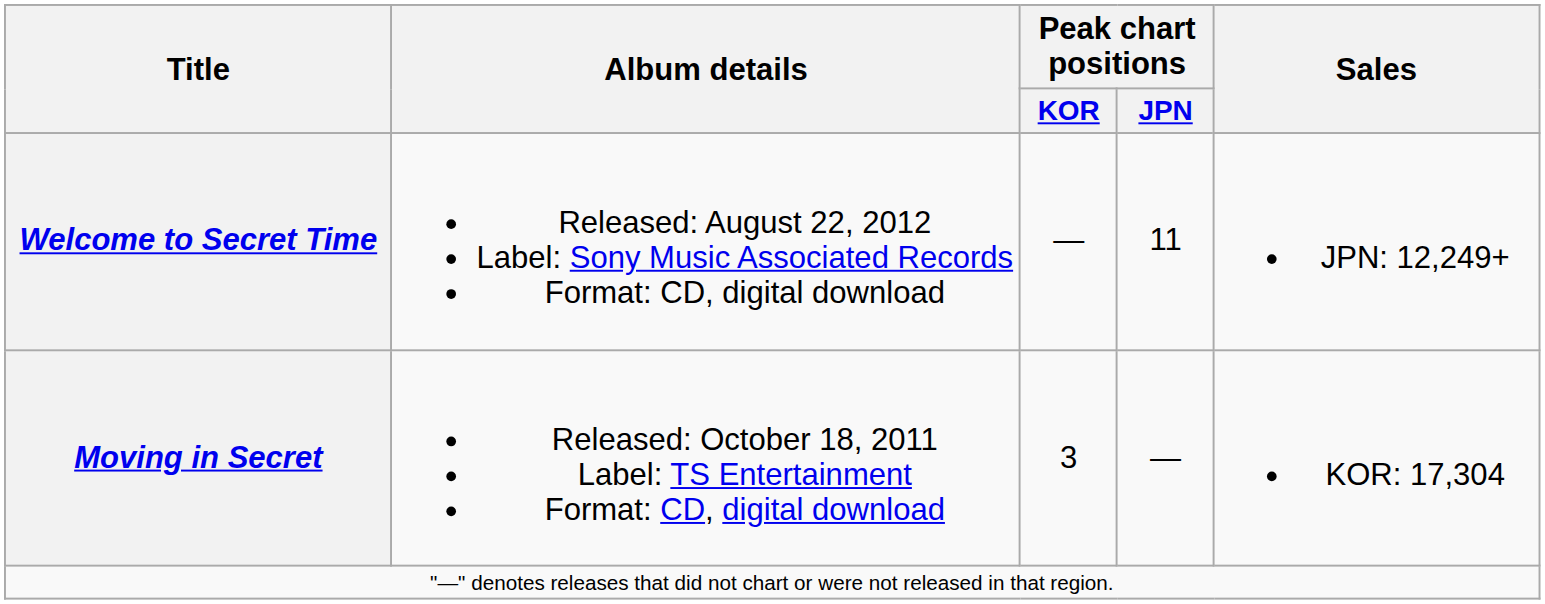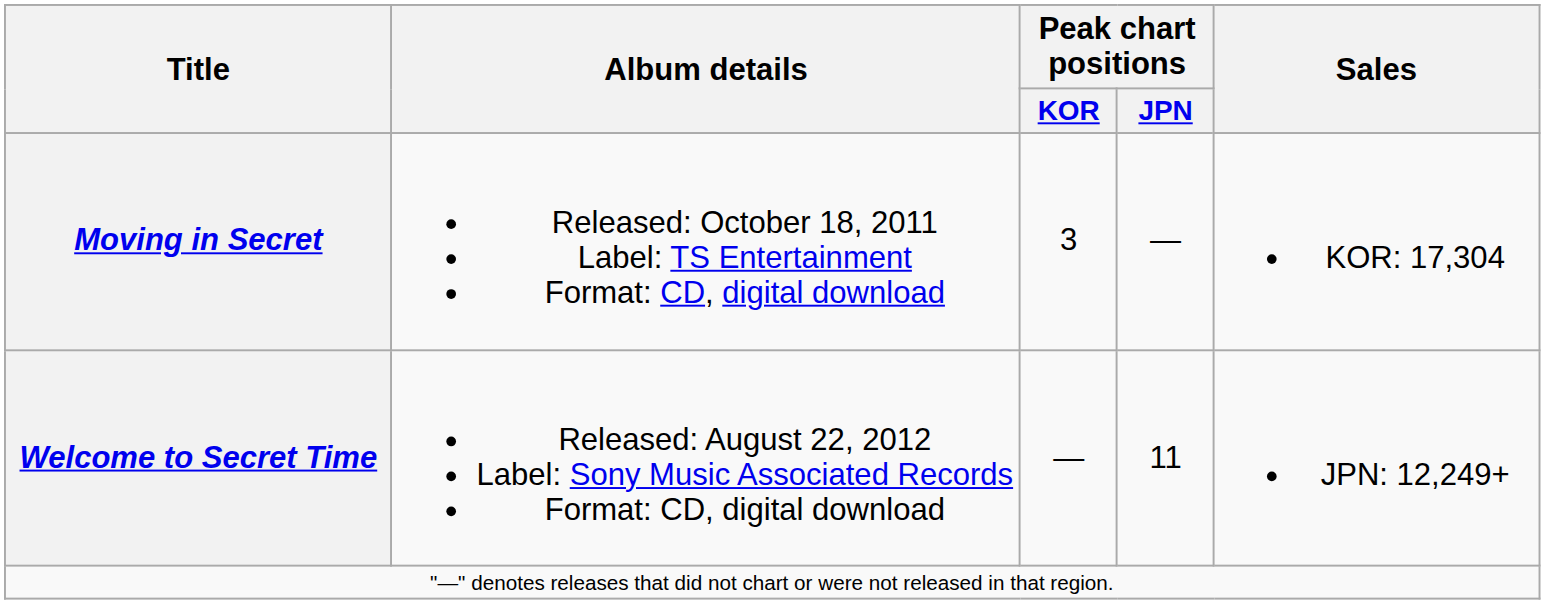rows swapped: (198, 456) <-> (198, 240)
